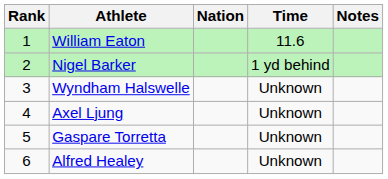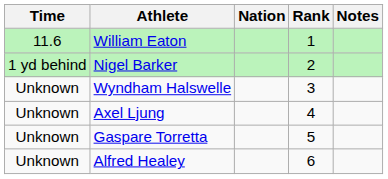columns swapped: (27, 16) <-> (290, 16)
